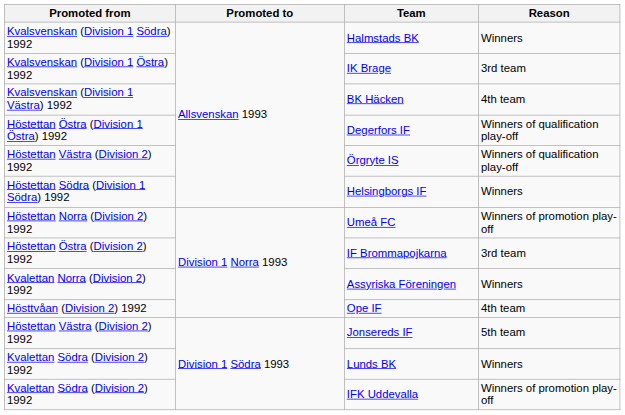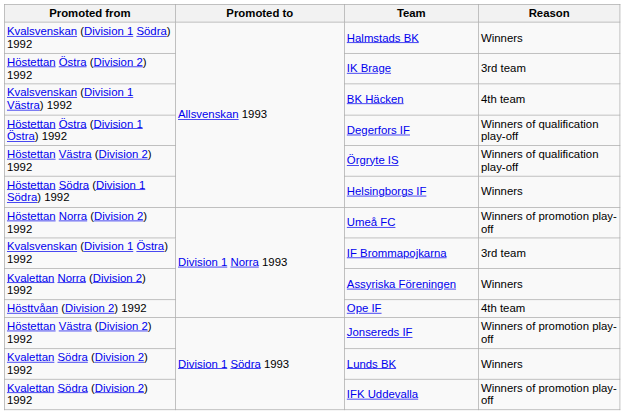(87, 68) Kvalsvenskan (Division 1 Östra) 1992 -> (77, 68) Höstettan Östra (Division 2) 1992
(77, 253) Höstettan Östra (Division 2) 1992 -> (87, 253) Kvalsvenskan (Division 1 Östra) 1992
(503, 333) 5th team -> (549, 333) Winners of promotion play-off
